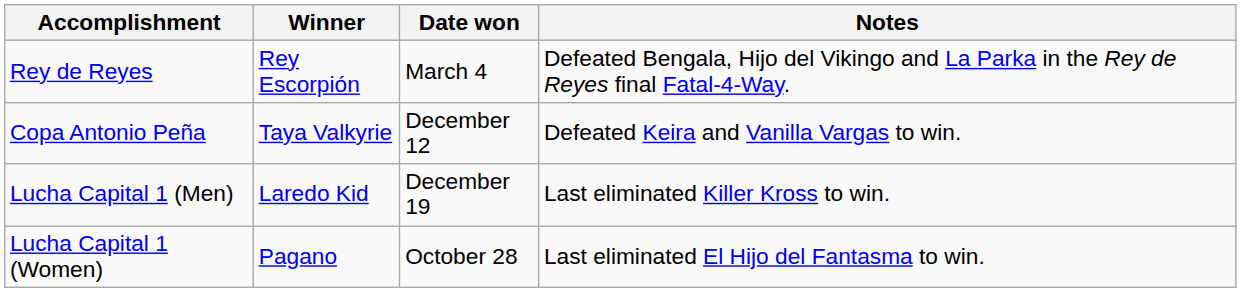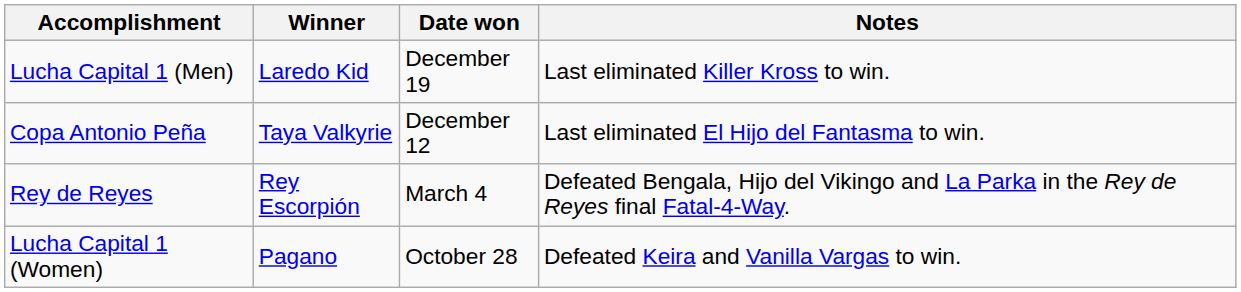rows swapped: (81, 71) <-> (122, 194)
(753, 132) Defeated Keira and Vanilla Vargas to win. -> (764, 132) Last eliminated El Hijo del Fantasma to win.
(764, 256) Last eliminated El Hijo del Fantasma to win. -> (753, 256) Defeated Keira and Vanilla Vargas to win.
